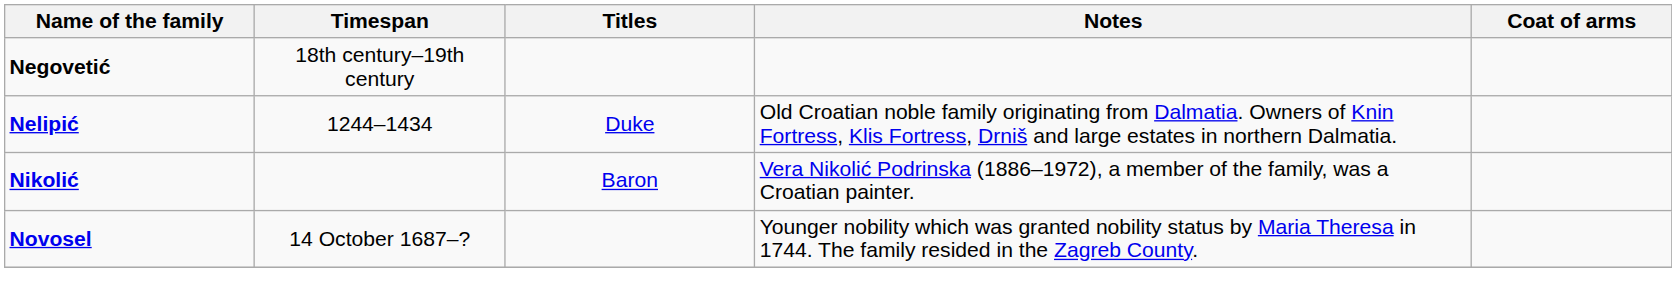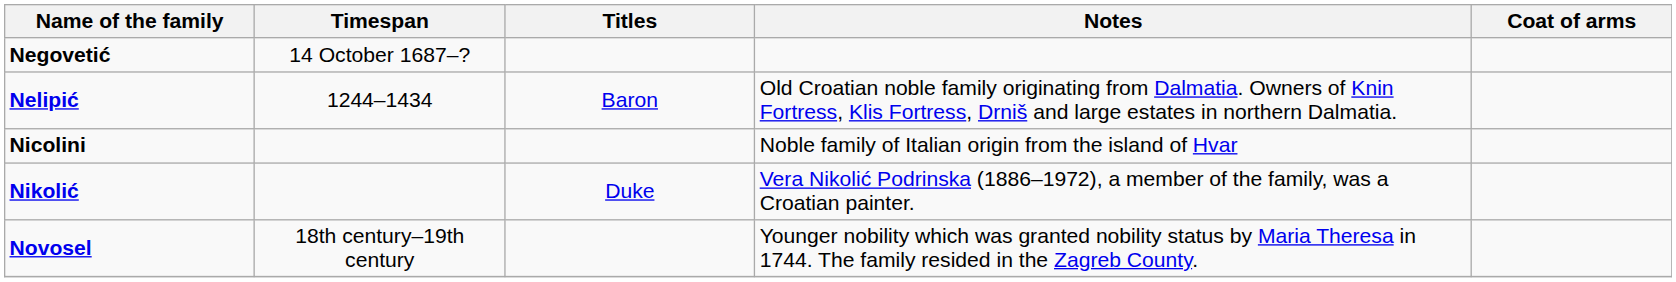(380, 66) 18th century–19th century -> (380, 54) 14 October 1687–?
(630, 123) Duke -> (630, 100) Baron
+ row: (48, 145)
(630, 181) Baron -> (630, 190) Duke
(380, 238) 14 October 1687–? -> (380, 248) 18th century–19th century
